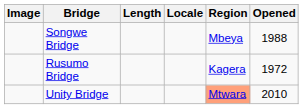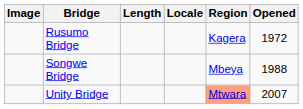rows swapped: (67, 69) <-> (66, 38)
(274, 94) 2010 -> (274, 94) 2007
